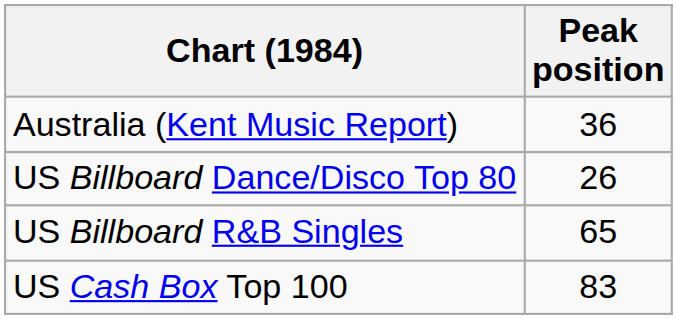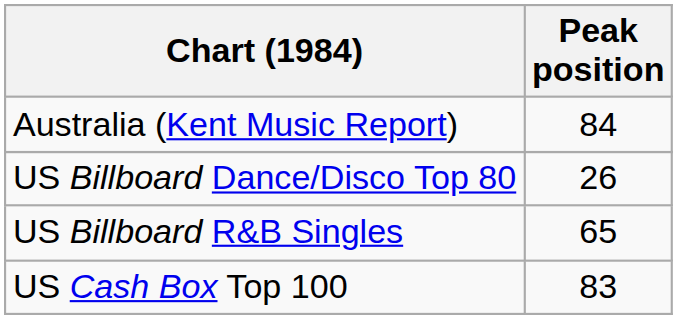(598, 123) 36 -> (598, 123) 84
